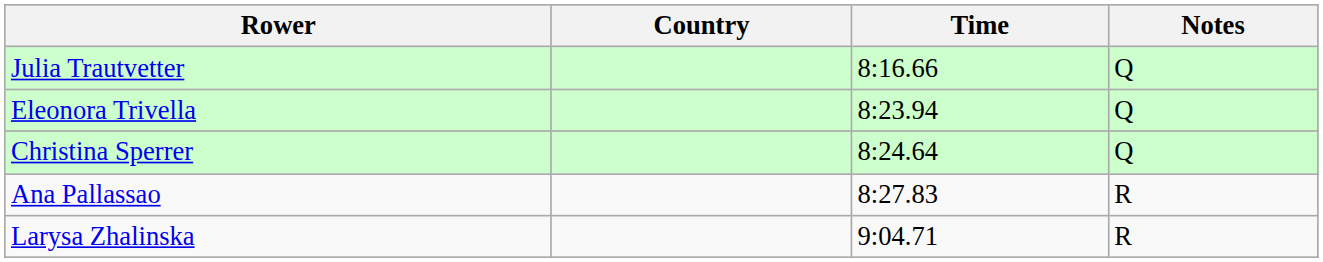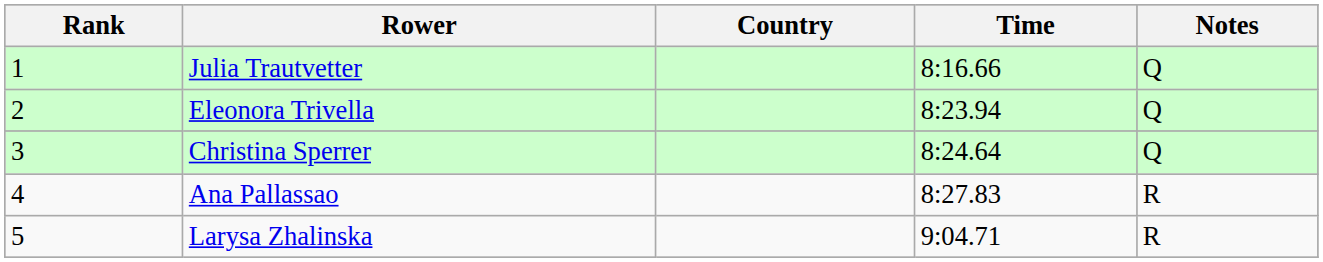+ column: (94, 25)
